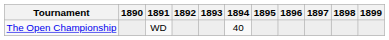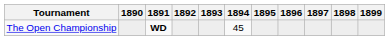(159, 28) normal -> (159, 28) bold
(238, 28) 40 -> (238, 28) 45
